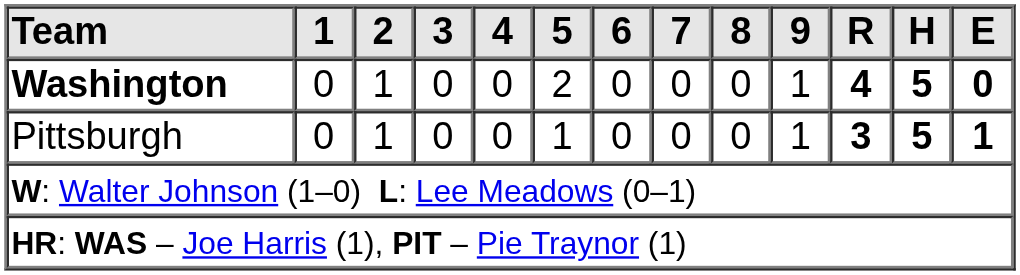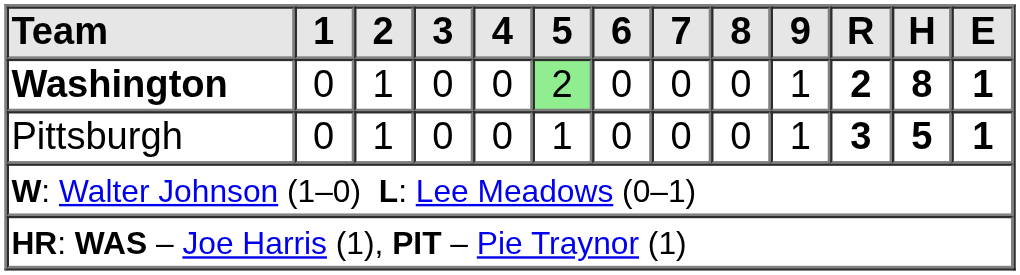(562, 84) no background -> (562, 84) lightgreen background
(861, 84) 4 -> (861, 84) 2
(922, 84) 5 -> (922, 84) 8
(983, 84) 0 -> (983, 84) 1
